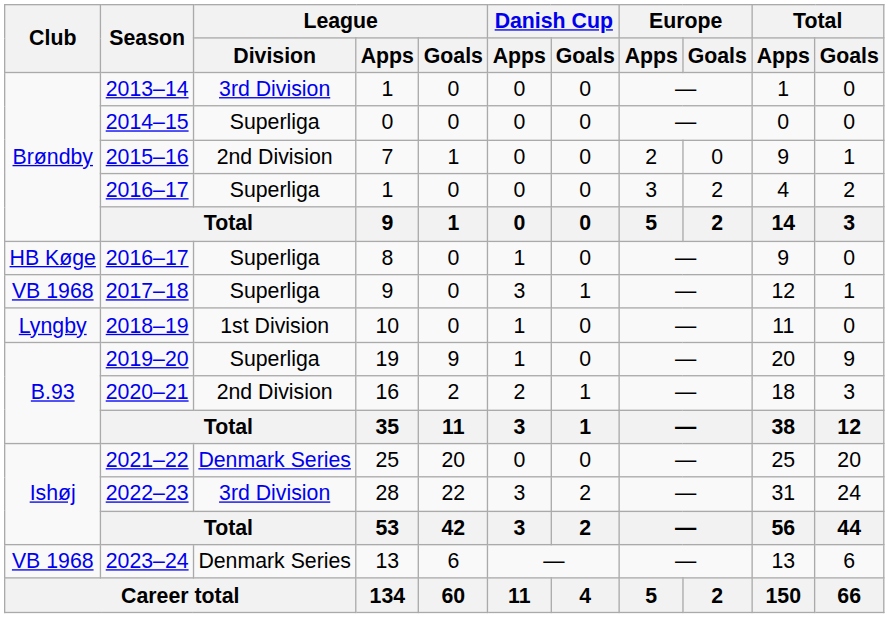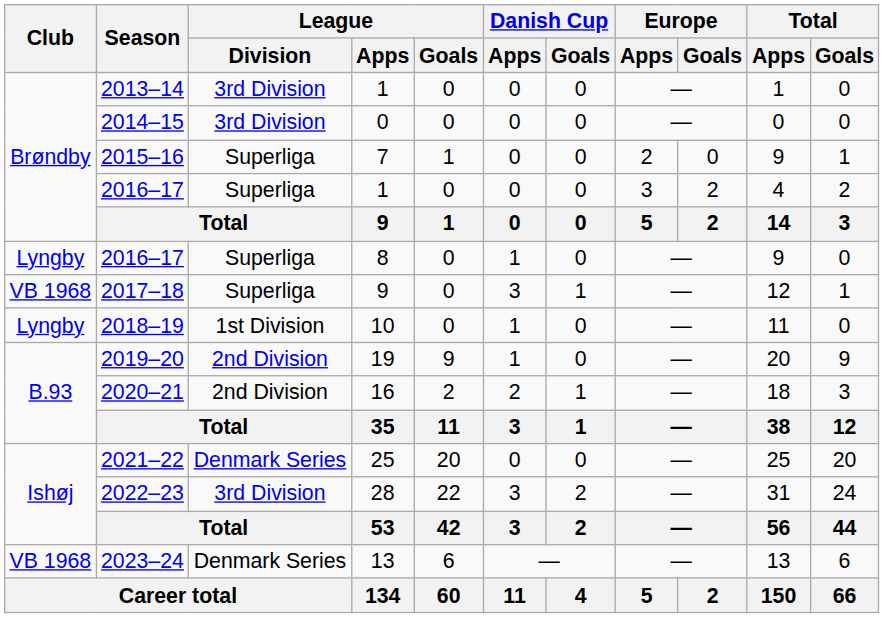(275, 122) Superliga -> (270, 122) 3rd Division
(275, 156) 2nd Division -> (270, 156) Superliga
(53, 257) HB Køge -> (50, 257) Lyngby
(275, 358) Superliga -> (270, 358) 2nd Division
